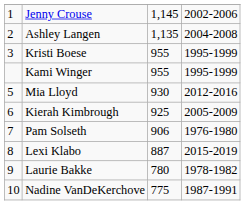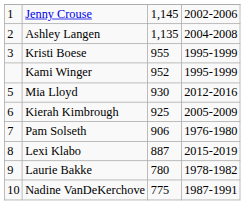(160, 72) 955 -> (160, 72) 952
